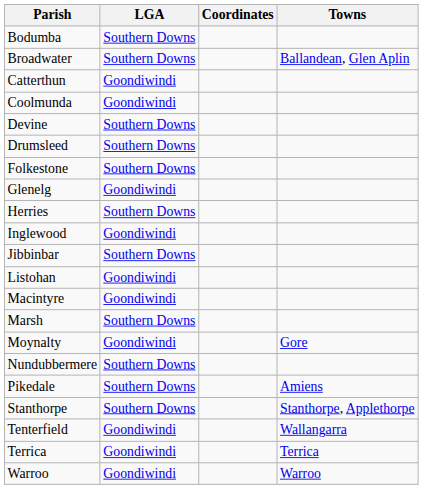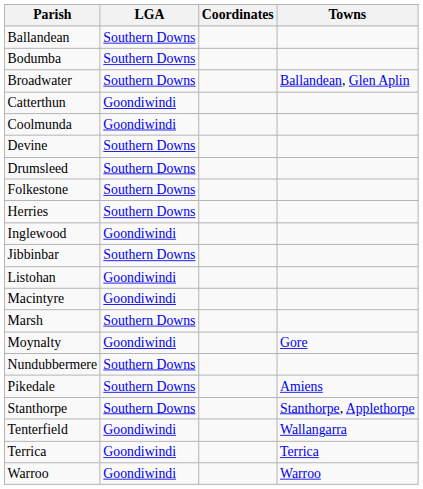+ row: (39, 37)
- row: (29, 189)
